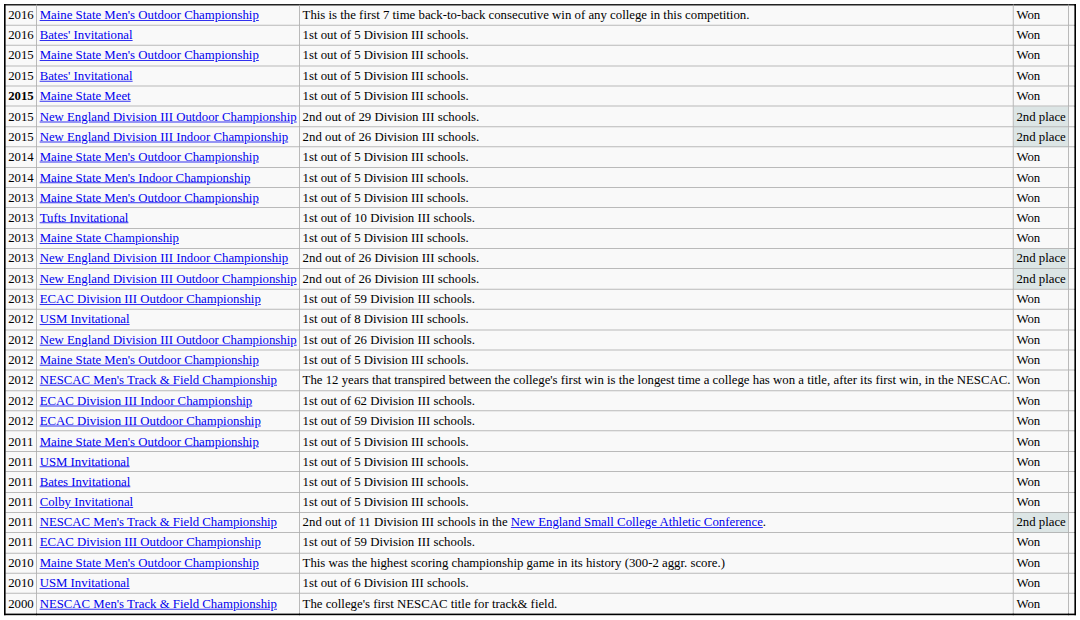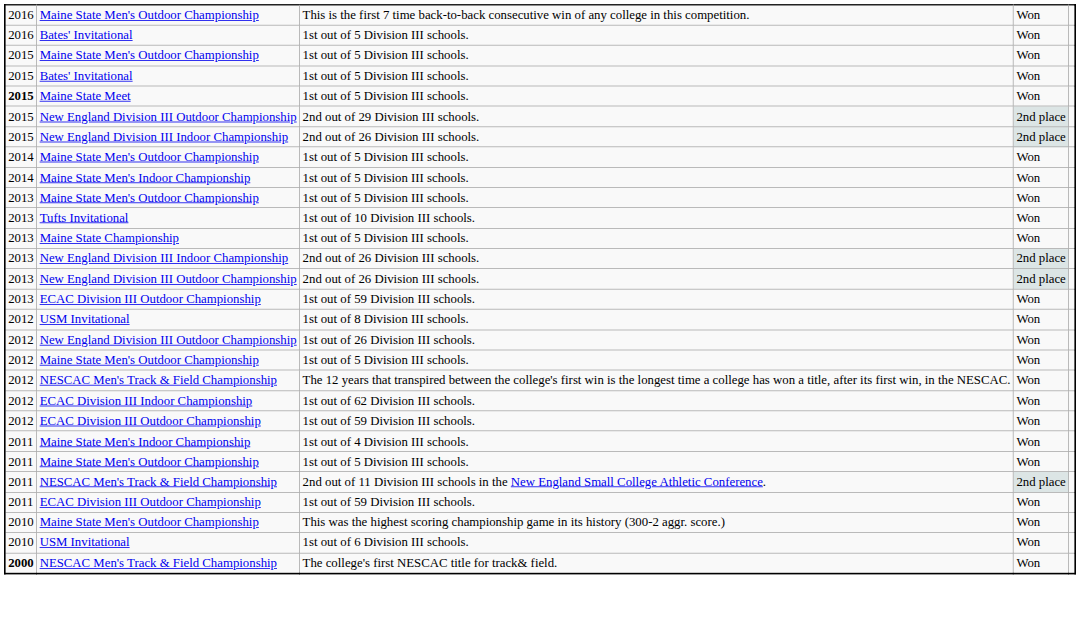+ row: (145, 441)
- row: (85, 461)
- row: (85, 481)
- row: (86, 502)
(21, 603) normal -> (21, 563) bold
